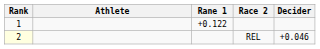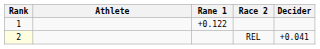(294, 37) +0.046 -> (294, 37) +0.041
